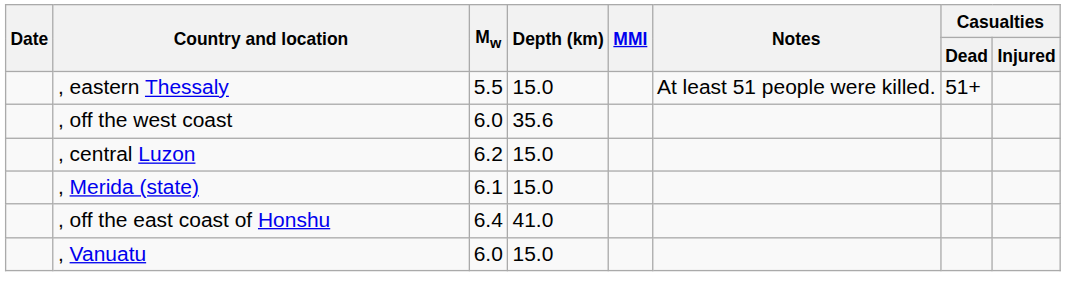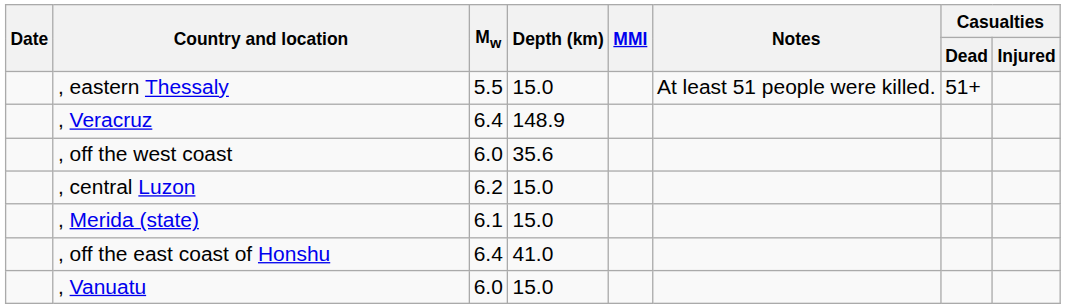+ row: (105, 120)
